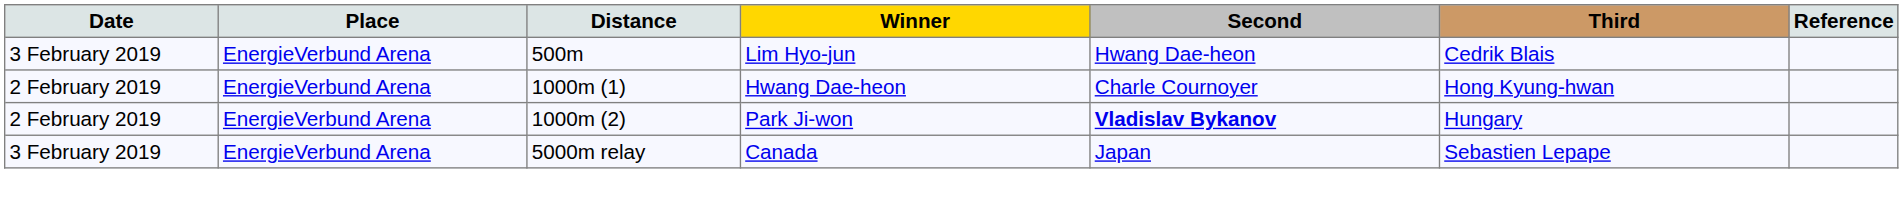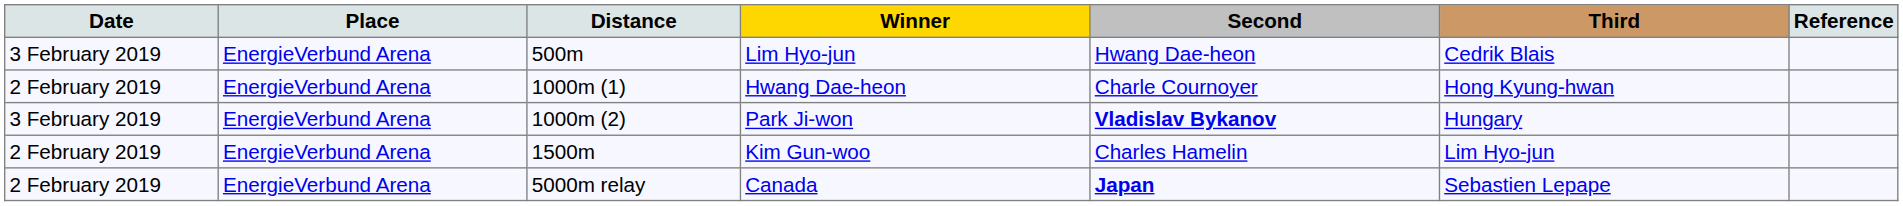(85, 119) 2 February 2019 -> (85, 119) 3 February 2019
+ row: (808, 152)
(85, 152) 3 February 2019 -> (85, 184) 2 February 2019
(1123, 152) normal -> (1125, 184) bold
